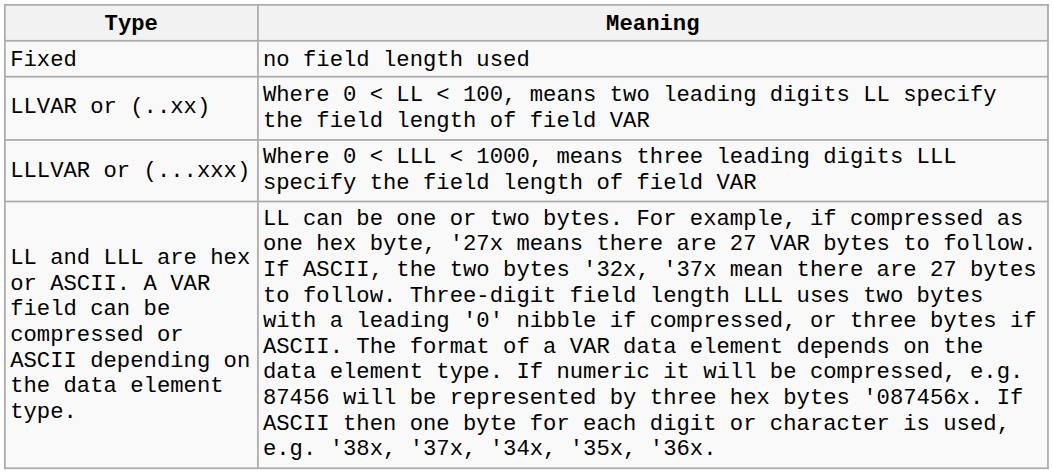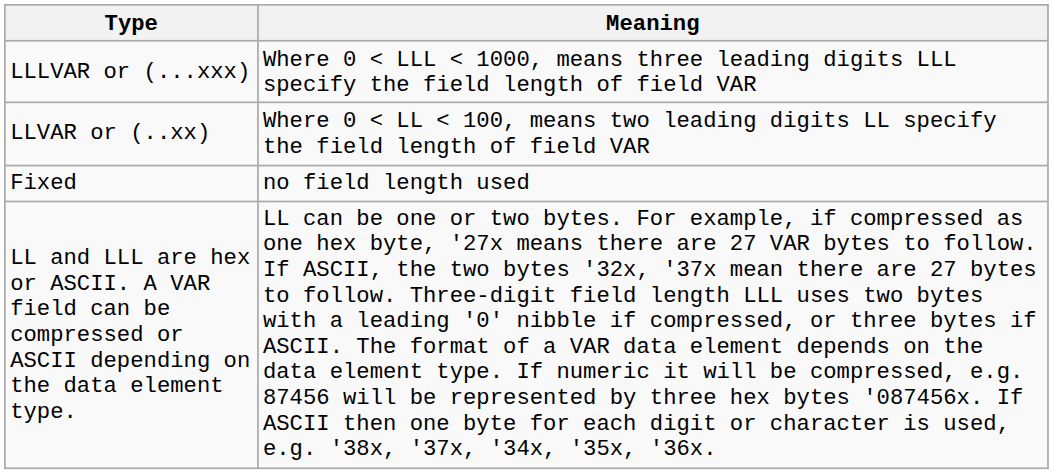rows swapped: (44, 59) <-> (130, 170)
